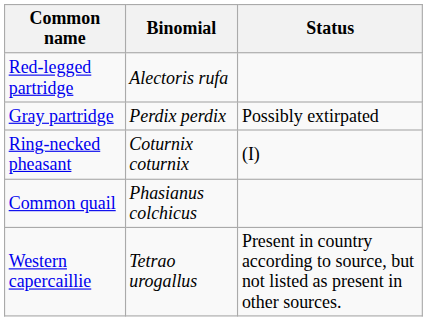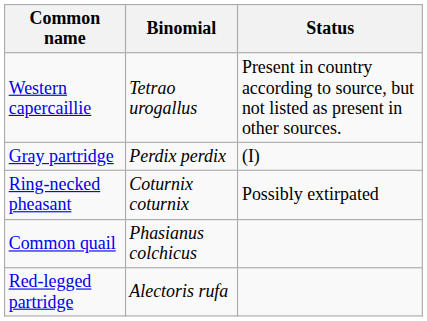rows swapped: (50, 271) <-> (50, 77)
(310, 115) Possibly extirpated -> (251, 156) (I)
(251, 154) (I) -> (310, 194) Possibly extirpated
